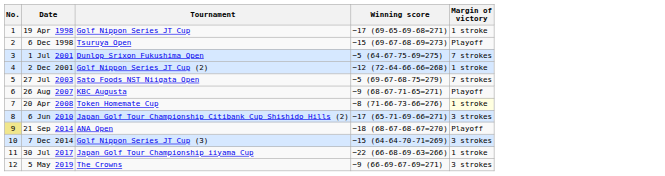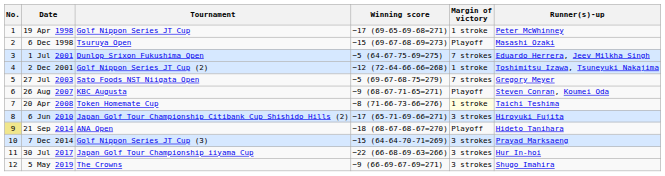+ column: (577, 15)
(469, 153) 1 stroke -> (472, 153) 3 strokes
